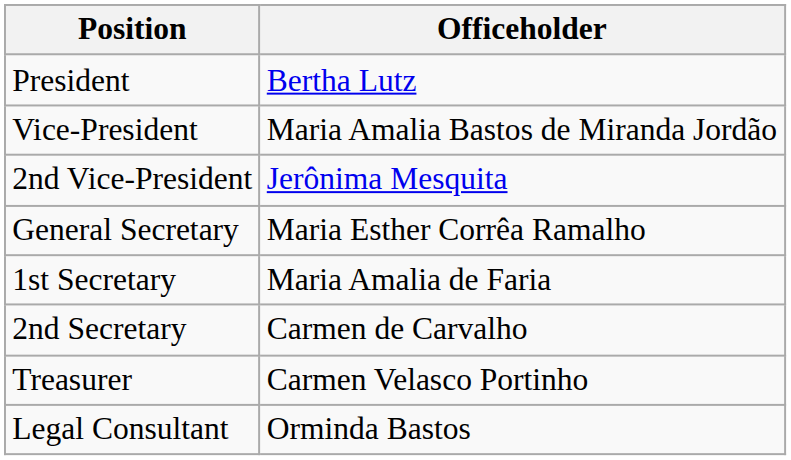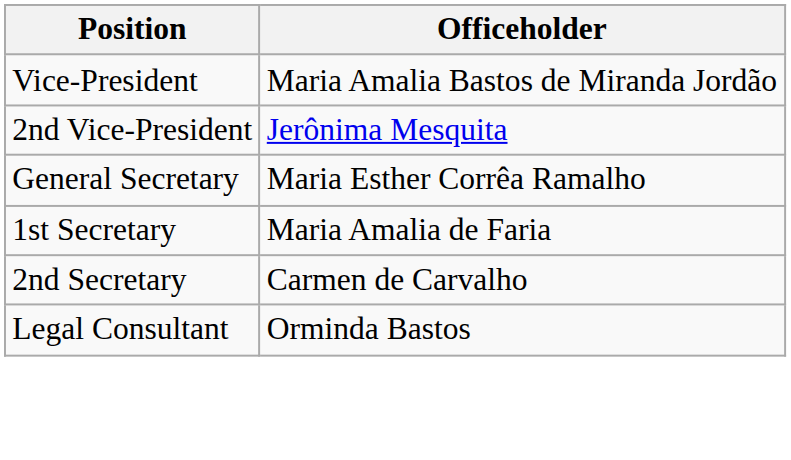- row: (71, 79)
- row: (72, 379)
